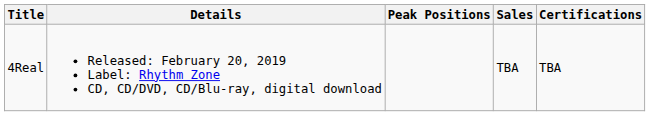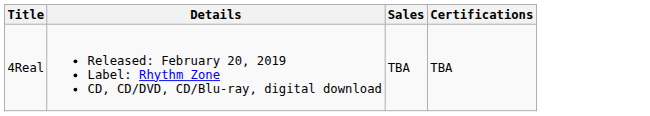- column: (439, 14)
